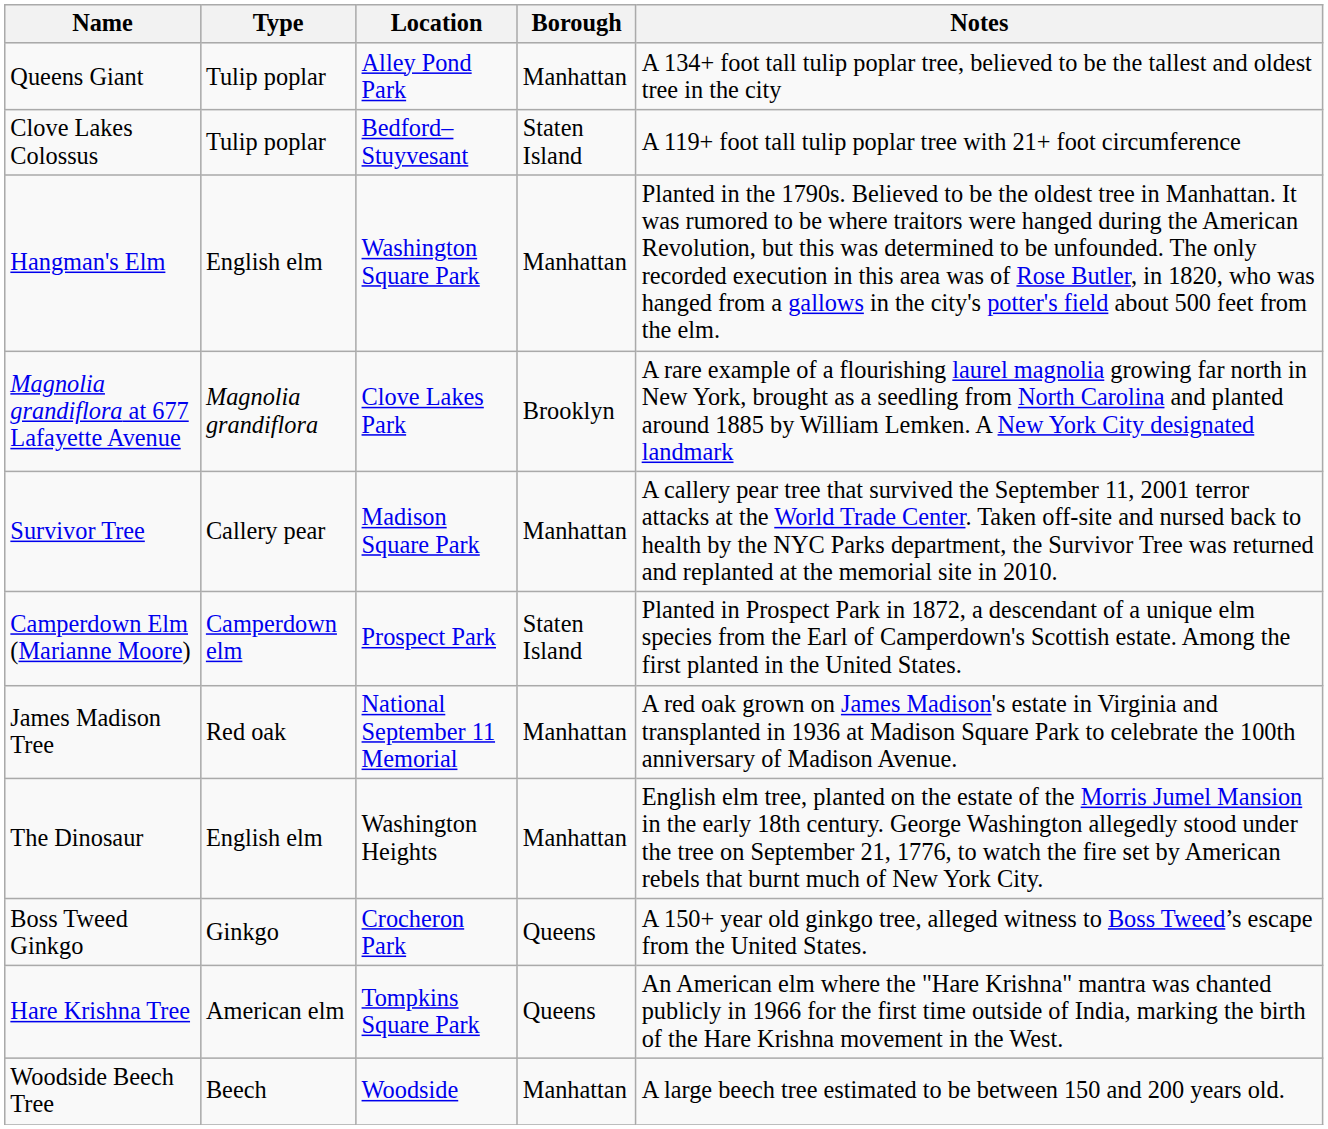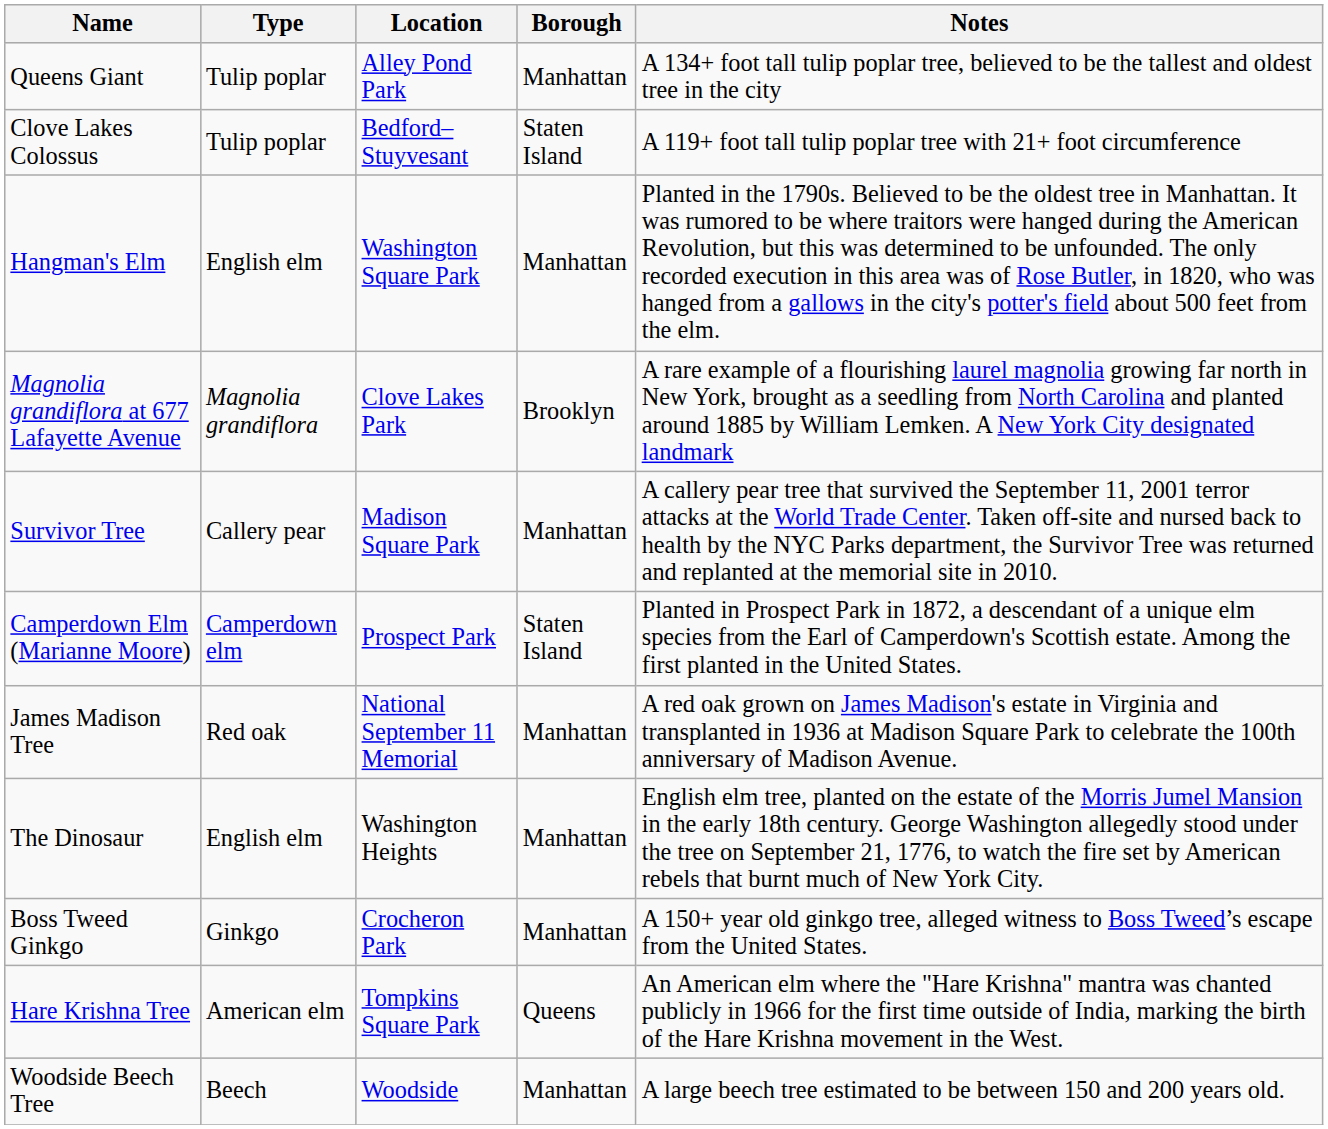(559, 931) Queens -> (575, 931) Manhattan
